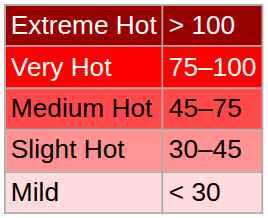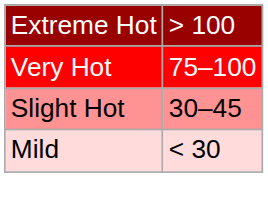- row: (82, 108)
